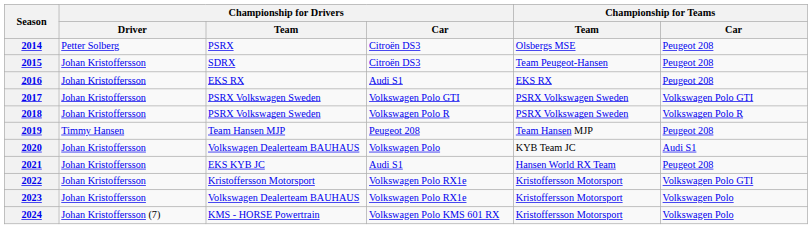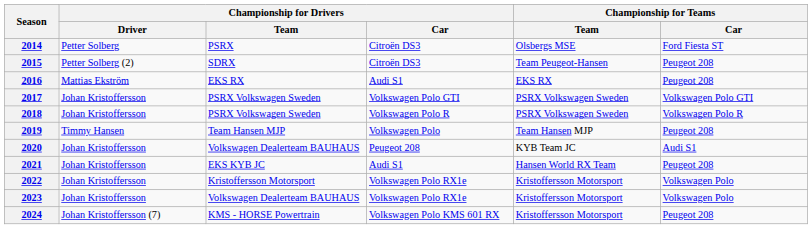(688, 47) Peugeot 208 -> (693, 47) Ford Fiesta ST
(104, 63) Johan Kristoffersson -> (97, 63) Petter Solberg (2)
(104, 80) Johan Kristoffersson -> (95, 80) Mattias Ekström
(394, 131) Peugeot 208 -> (405, 131) Volkswagen Polo
(405, 148) Volkswagen Polo -> (394, 148) Peugeot 208
(708, 181) Volkswagen Polo GTI -> (698, 181) Volkswagen Polo
(698, 215) Volkswagen Polo -> (688, 215) Peugeot 208
